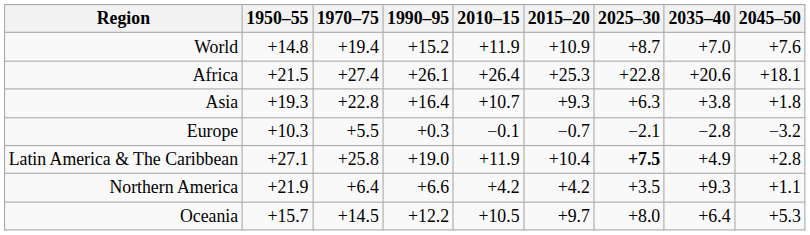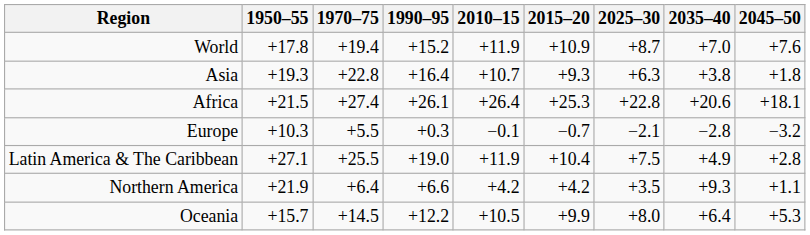(288, 46) +14.8 -> (288, 46) +17.8
rows swapped: (215, 74) <-> (222, 103)
(358, 159) +25.8 -> (358, 159) +25.5
(644, 159) bold -> (644, 159) normal
(574, 215) +9.7 -> (574, 215) +9.9
